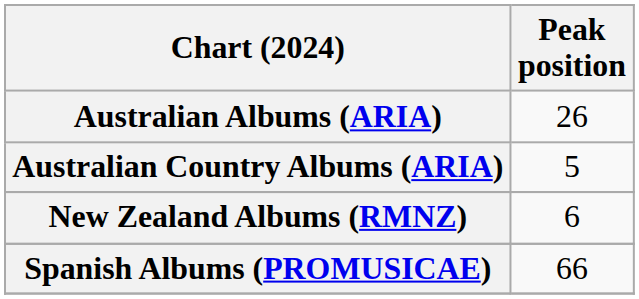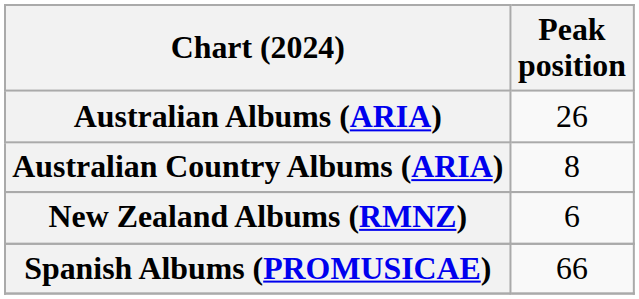(572, 166) 5 -> (572, 166) 8
